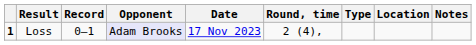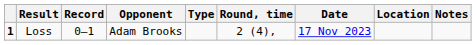columns swapped: (358, 13) <-> (224, 13)
(146, 31) lavender background -> (146, 31) no background
